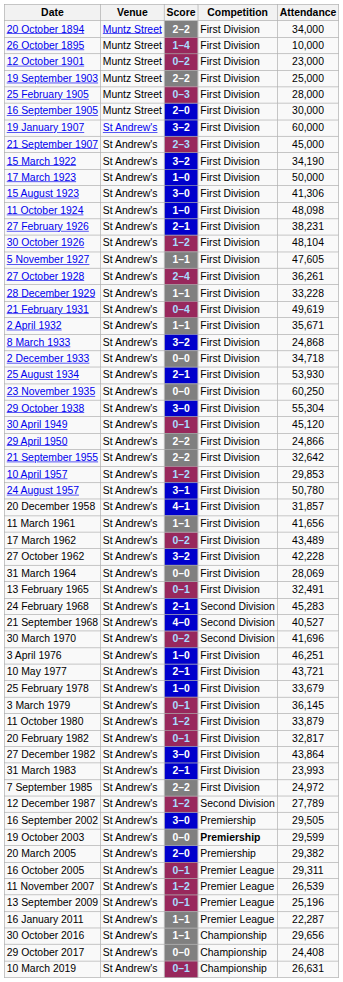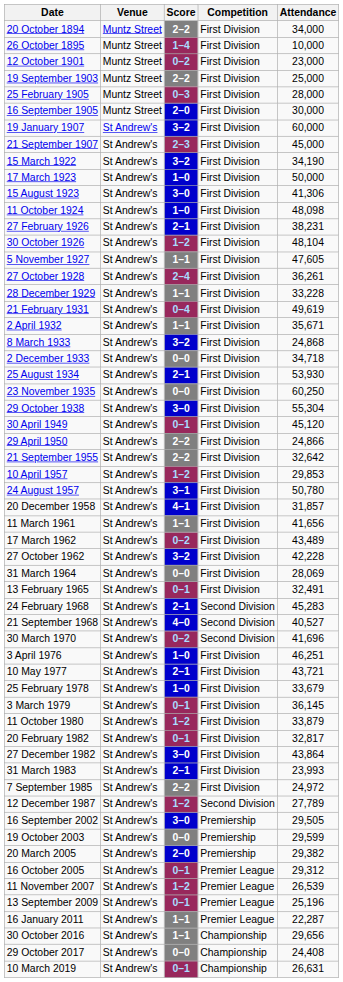(230, 837) bold -> (228, 837) normal
(308, 870) 29,311 -> (308, 870) 29,312
